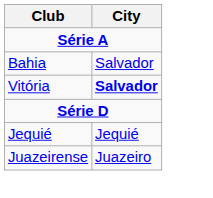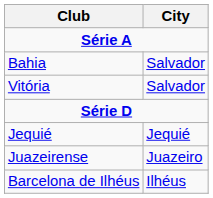(126, 87) bold -> (176, 87) normal
+ row: (74, 181)
